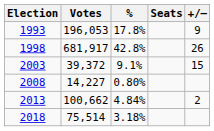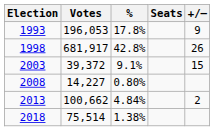(129, 117) 3.18% -> (129, 117) 1.38%
